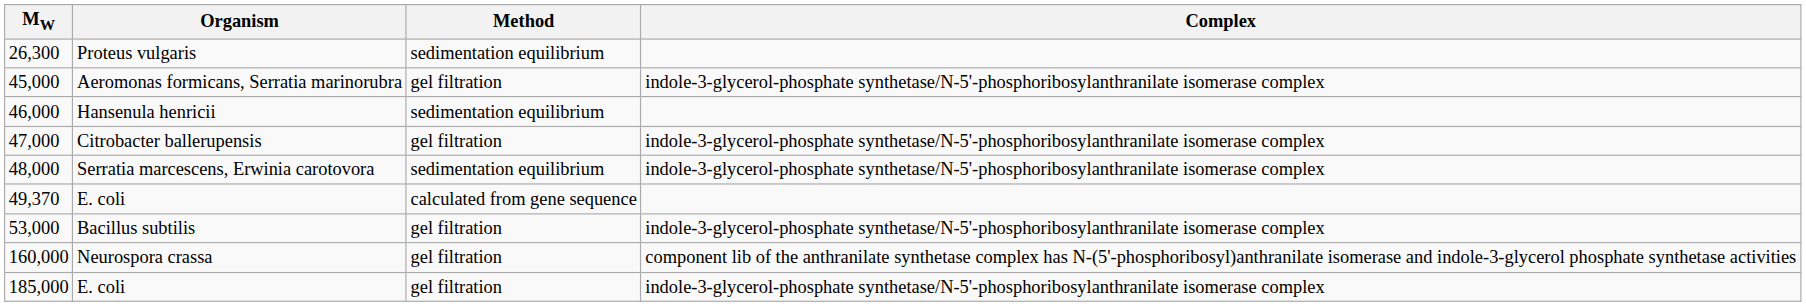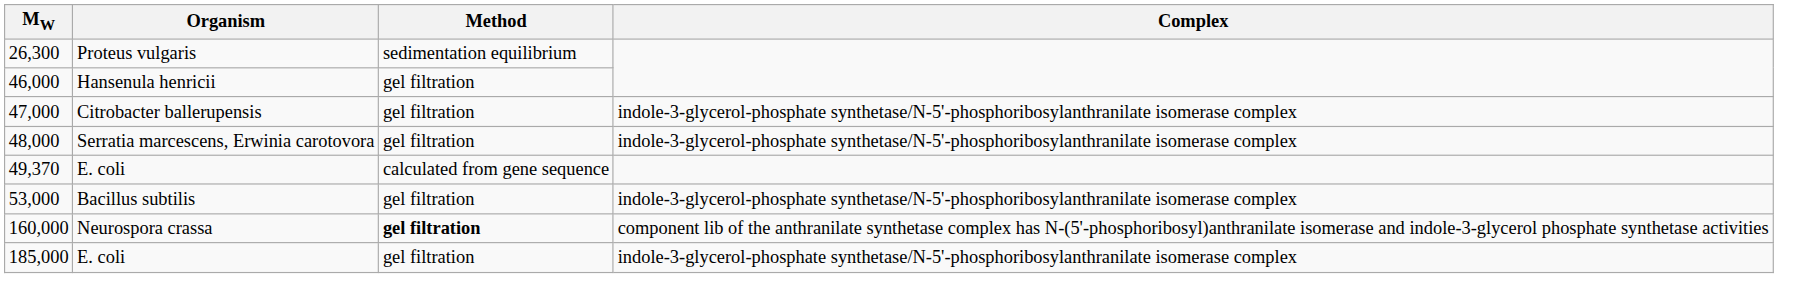- row: (34, 82)
(507, 111) sedimentation equilibrium -> (429, 82) gel filtration
(507, 169) sedimentation equilibrium -> (429, 140) gel filtration
(456, 257) normal -> (432, 228) bold
